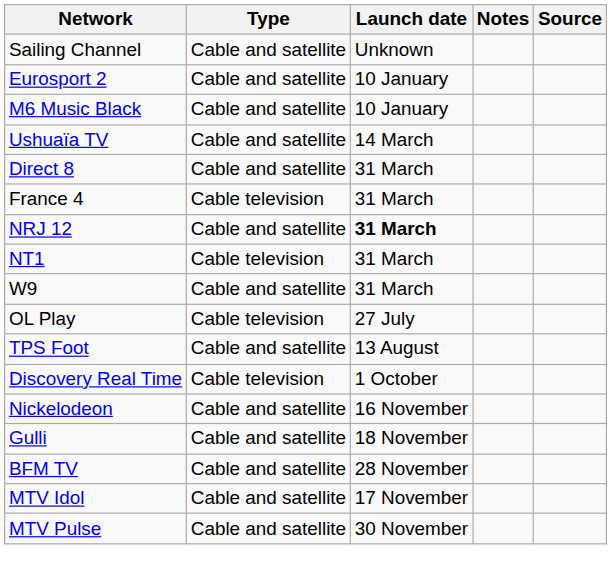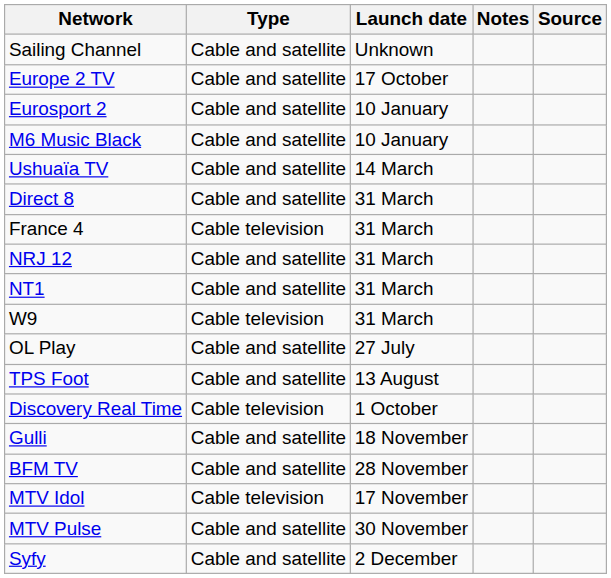+ row: (62, 79)
(396, 229) bold -> (394, 259) normal
(257, 259) Cable television -> (268, 288) Cable and satellite
(268, 288) Cable and satellite -> (257, 318) Cable television
(257, 318) Cable television -> (268, 348) Cable and satellite
- row: (61, 408)
(268, 498) Cable and satellite -> (257, 498) Cable television
+ row: (27, 558)
